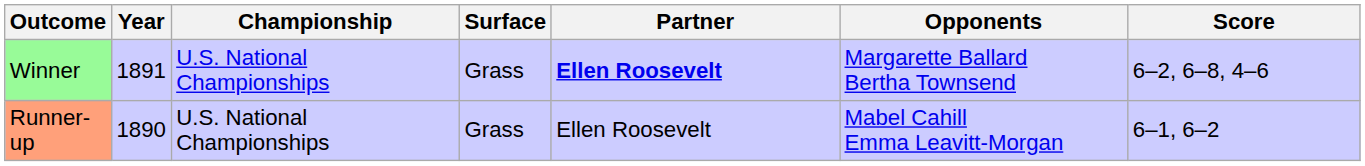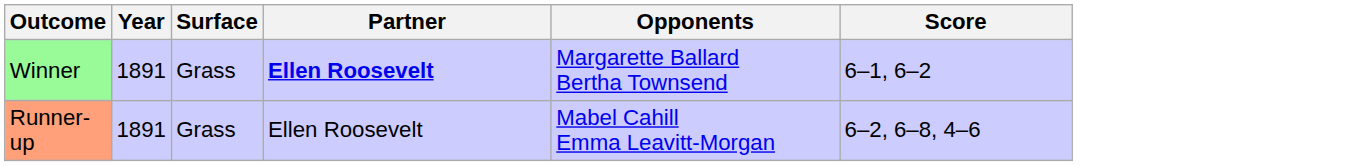- column: (315, 22)
(1201, 69) 6–2, 6–8, 4–6 -> (888, 69) 6–1, 6–2
(141, 130) 1890 -> (141, 130) 1891
(1176, 130) 6–1, 6–2 -> (913, 130) 6–2, 6–8, 4–6
